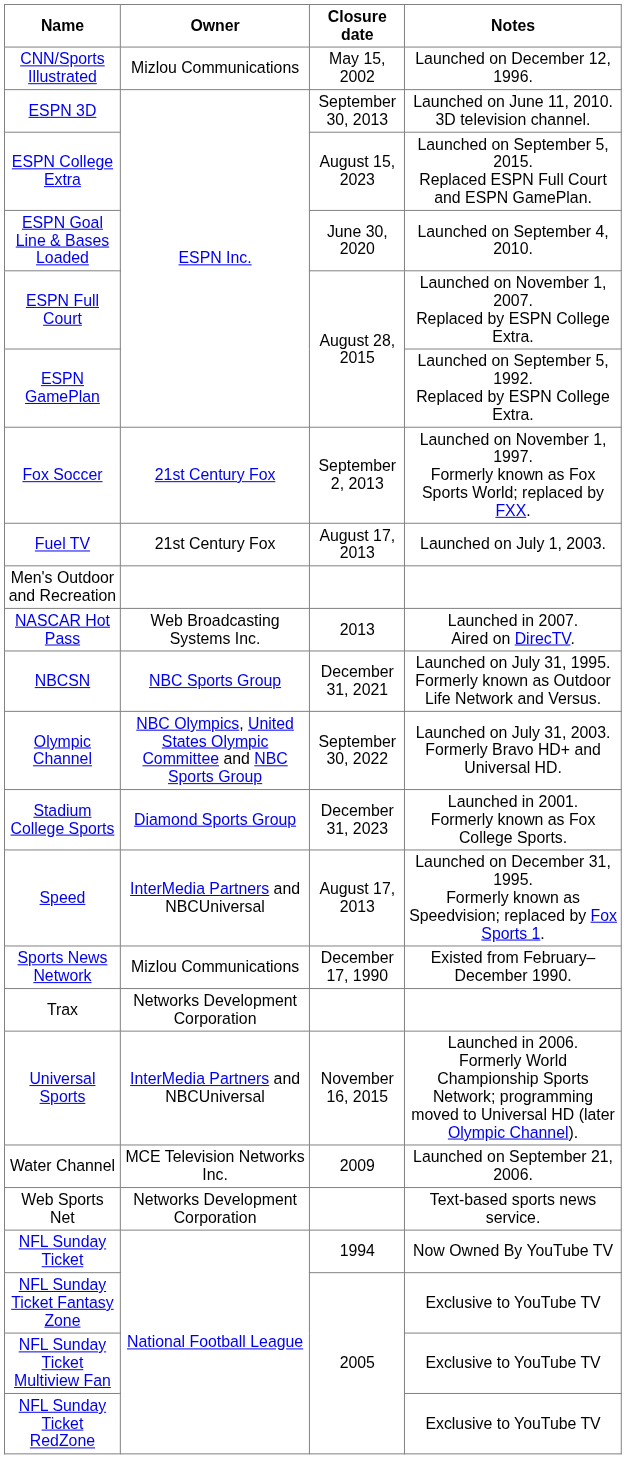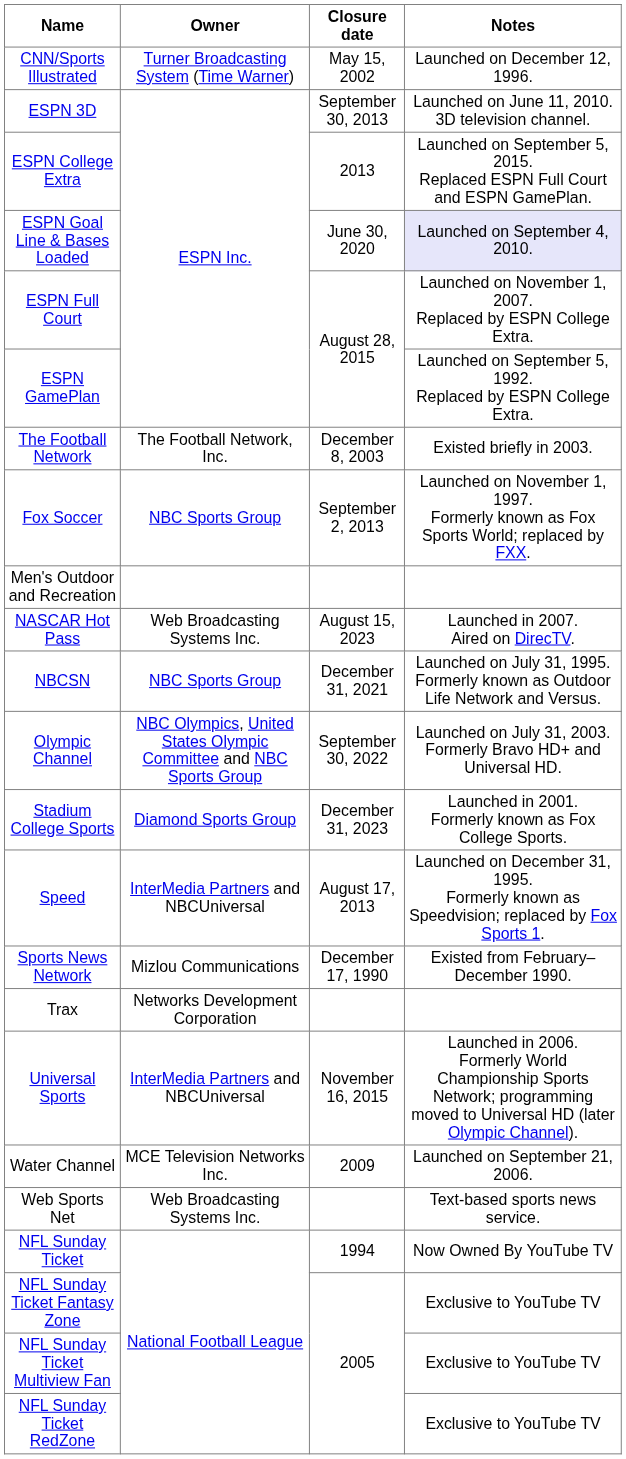(215, 68) Mizlou Communications -> (215, 68) Turner Broadcasting System (Time Warner)
(357, 171) August 15, 2023 -> (357, 171) 2013
(513, 240) no background -> (513, 240) lavender background
+ row: (62, 448)
(215, 475) 21st Century Fox -> (215, 517) NBC Sports Group
- row: (62, 544)
(357, 629) 2013 -> (357, 629) August 15, 2023
(215, 1208) Networks Development Corporation -> (215, 1208) Web Broadcasting Systems Inc.
